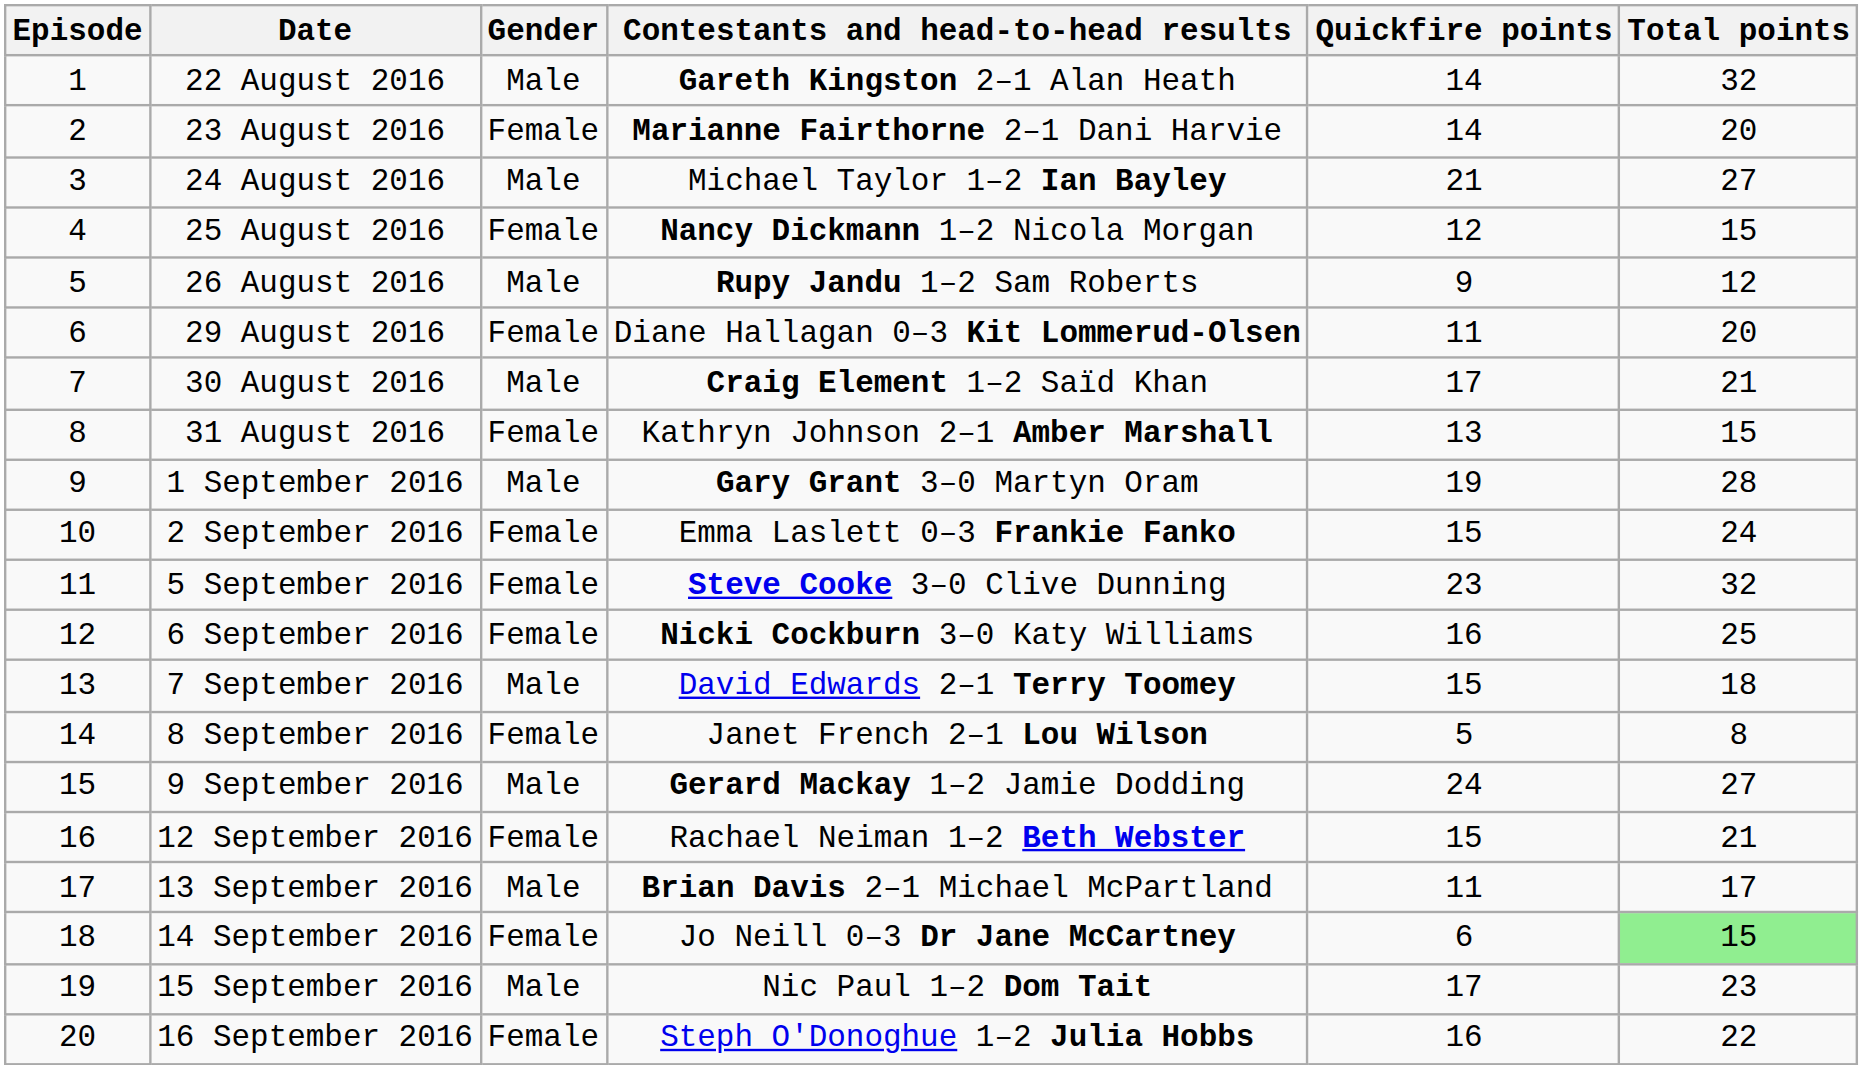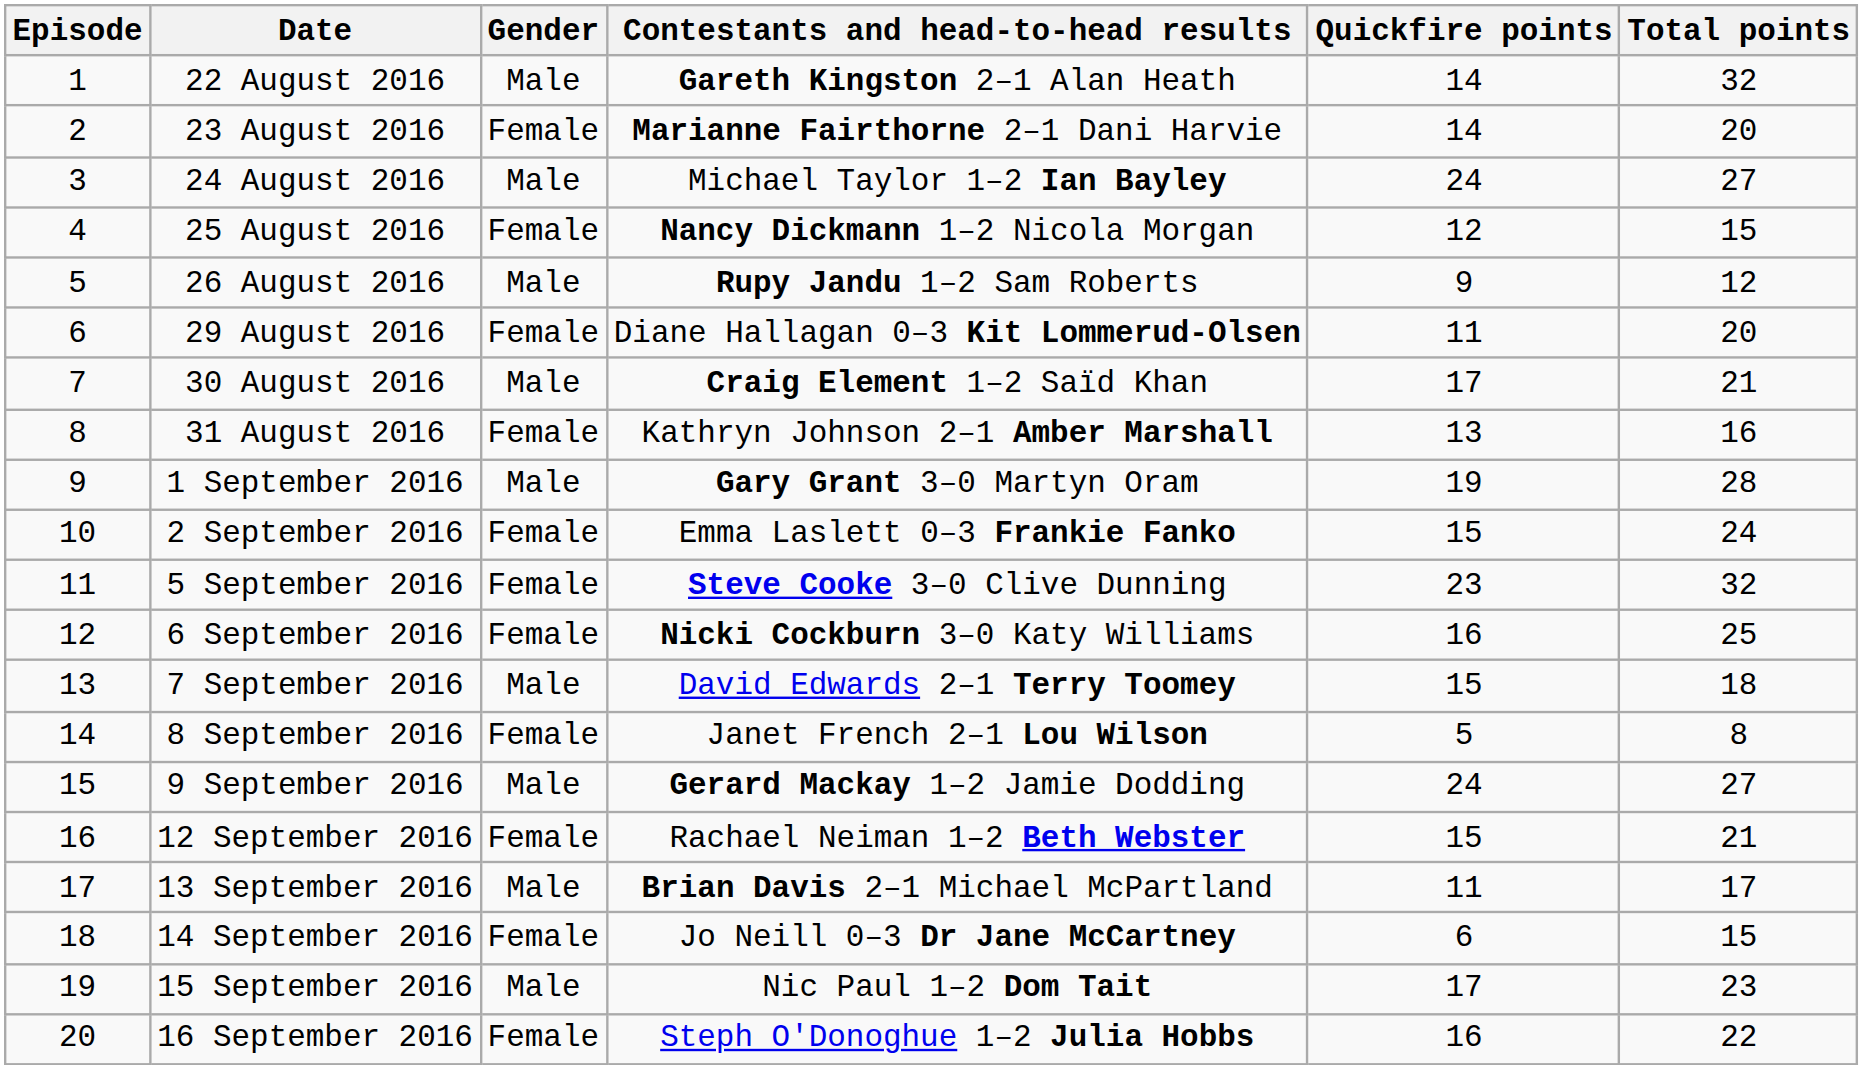(1464, 182) 21 -> (1464, 182) 24
(1739, 434) 15 -> (1739, 434) 16
(1739, 938) lightgreen background -> (1739, 938) no background
